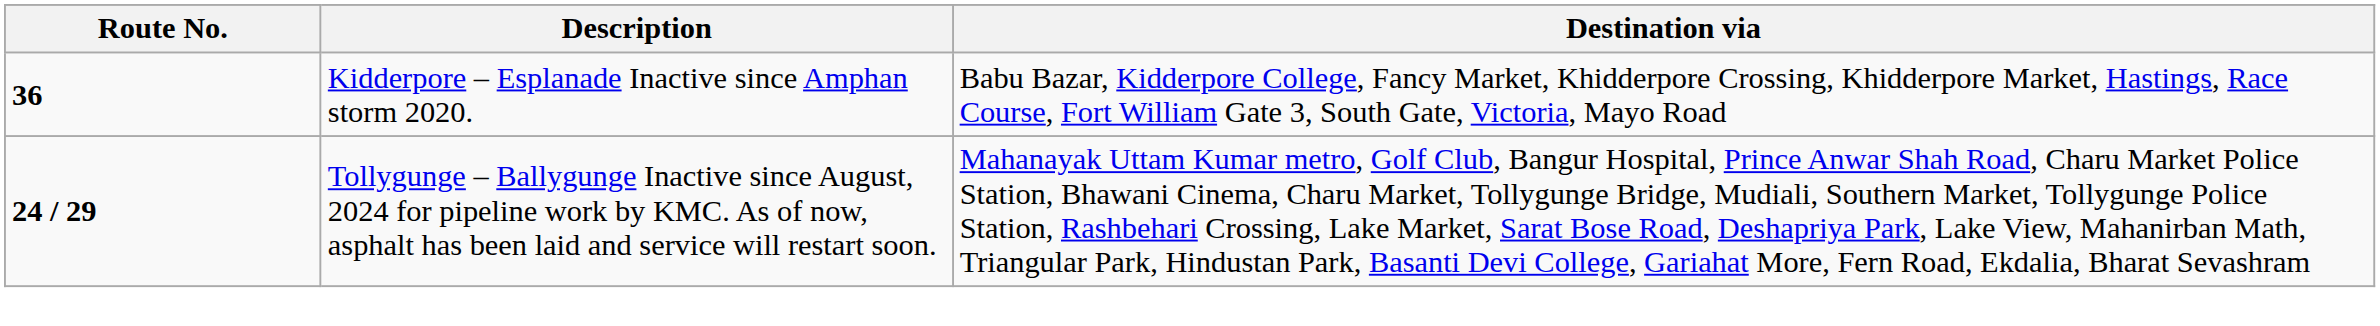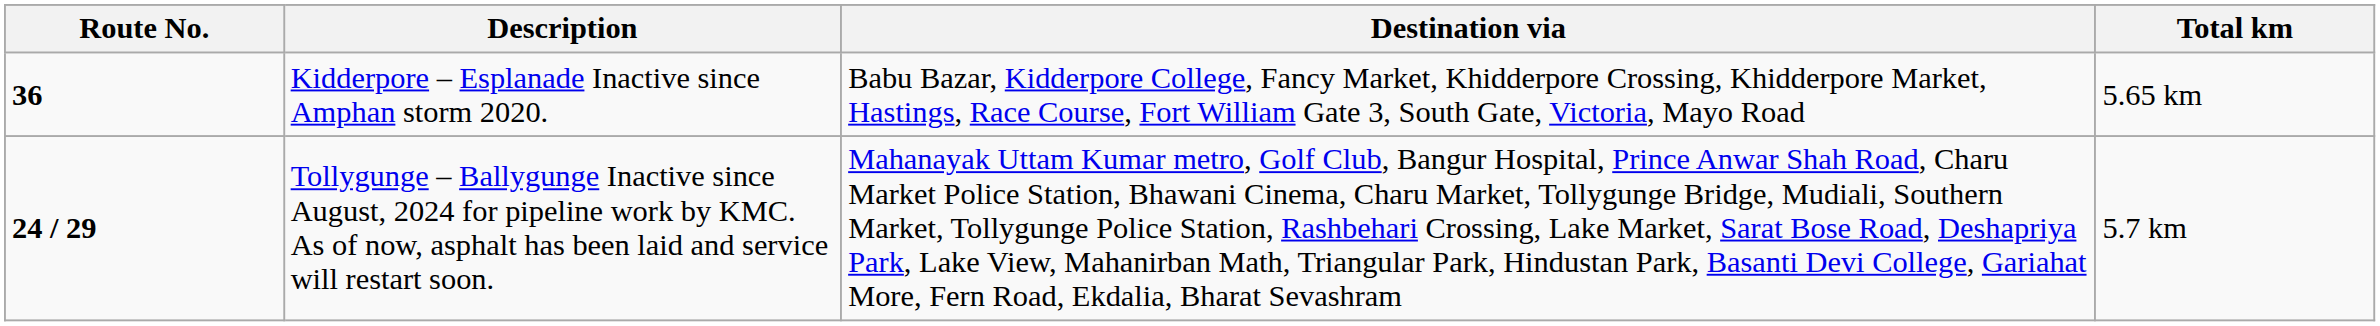+ column: (2235, 28)
